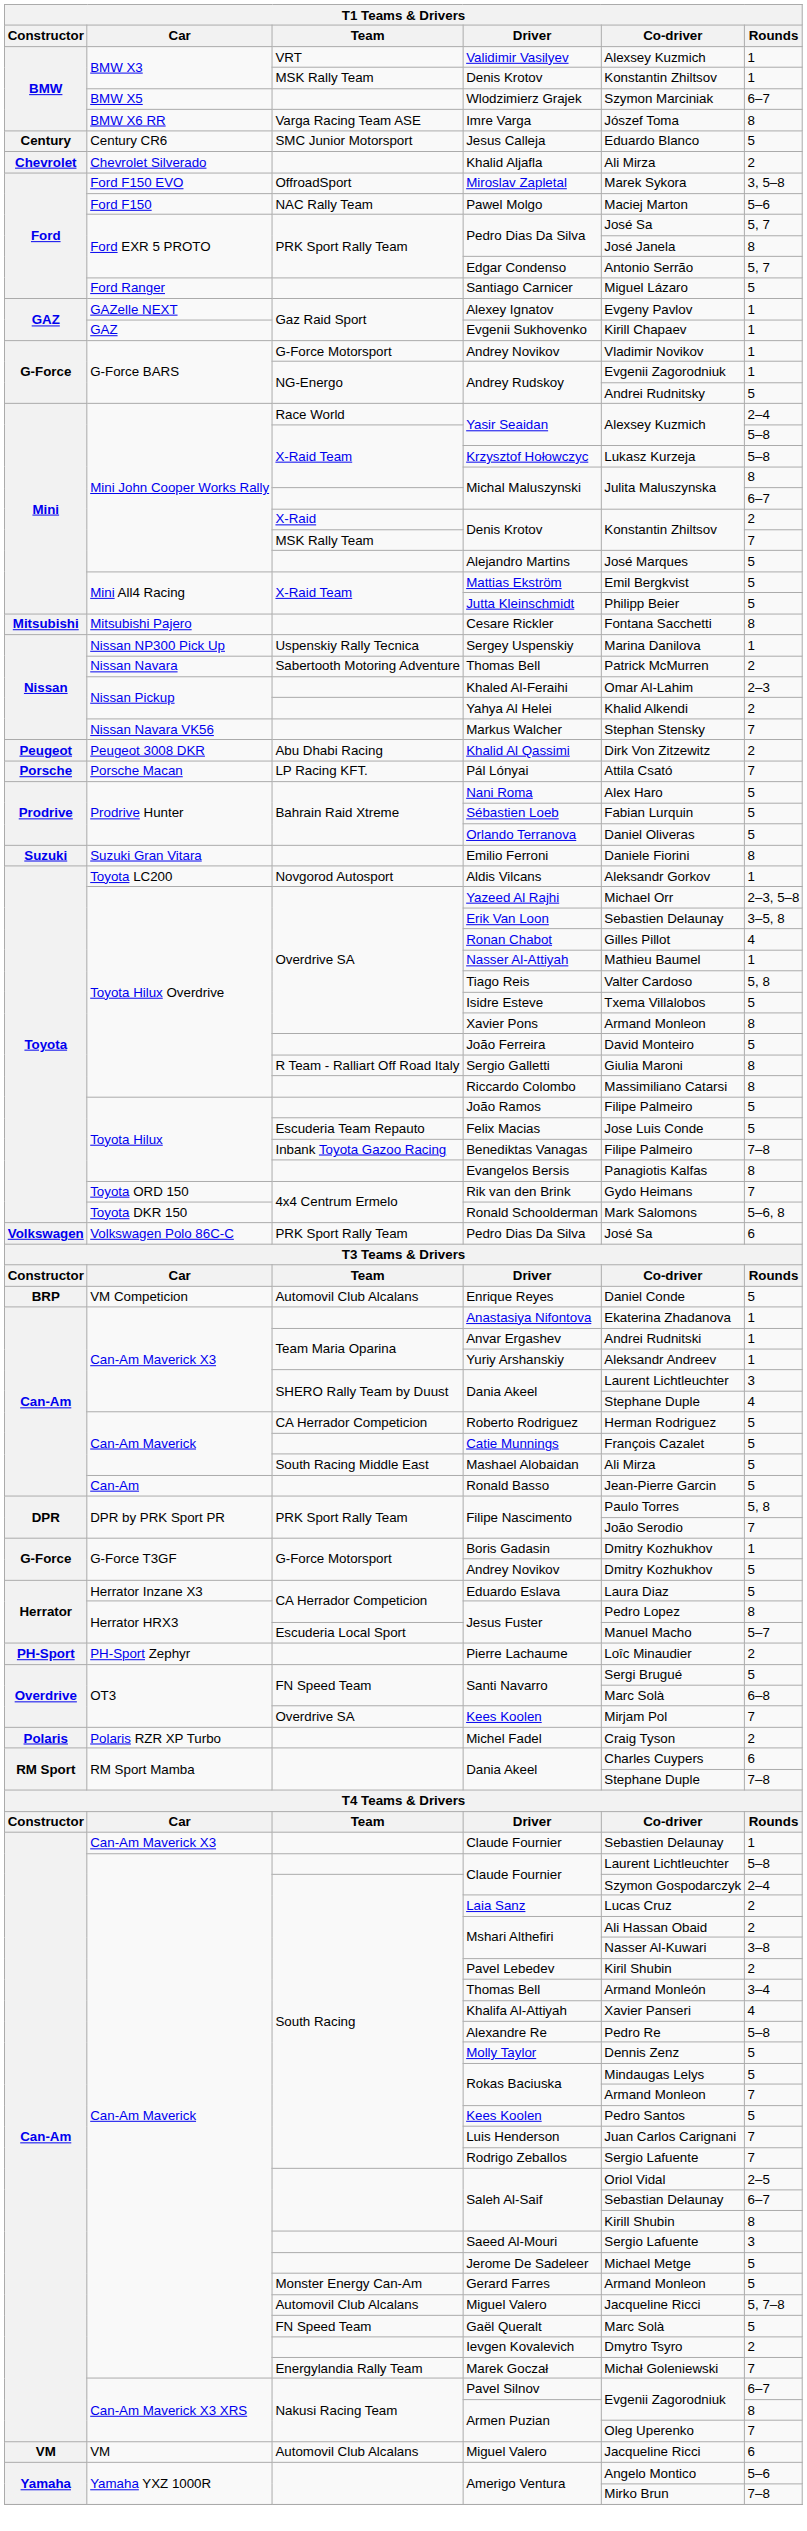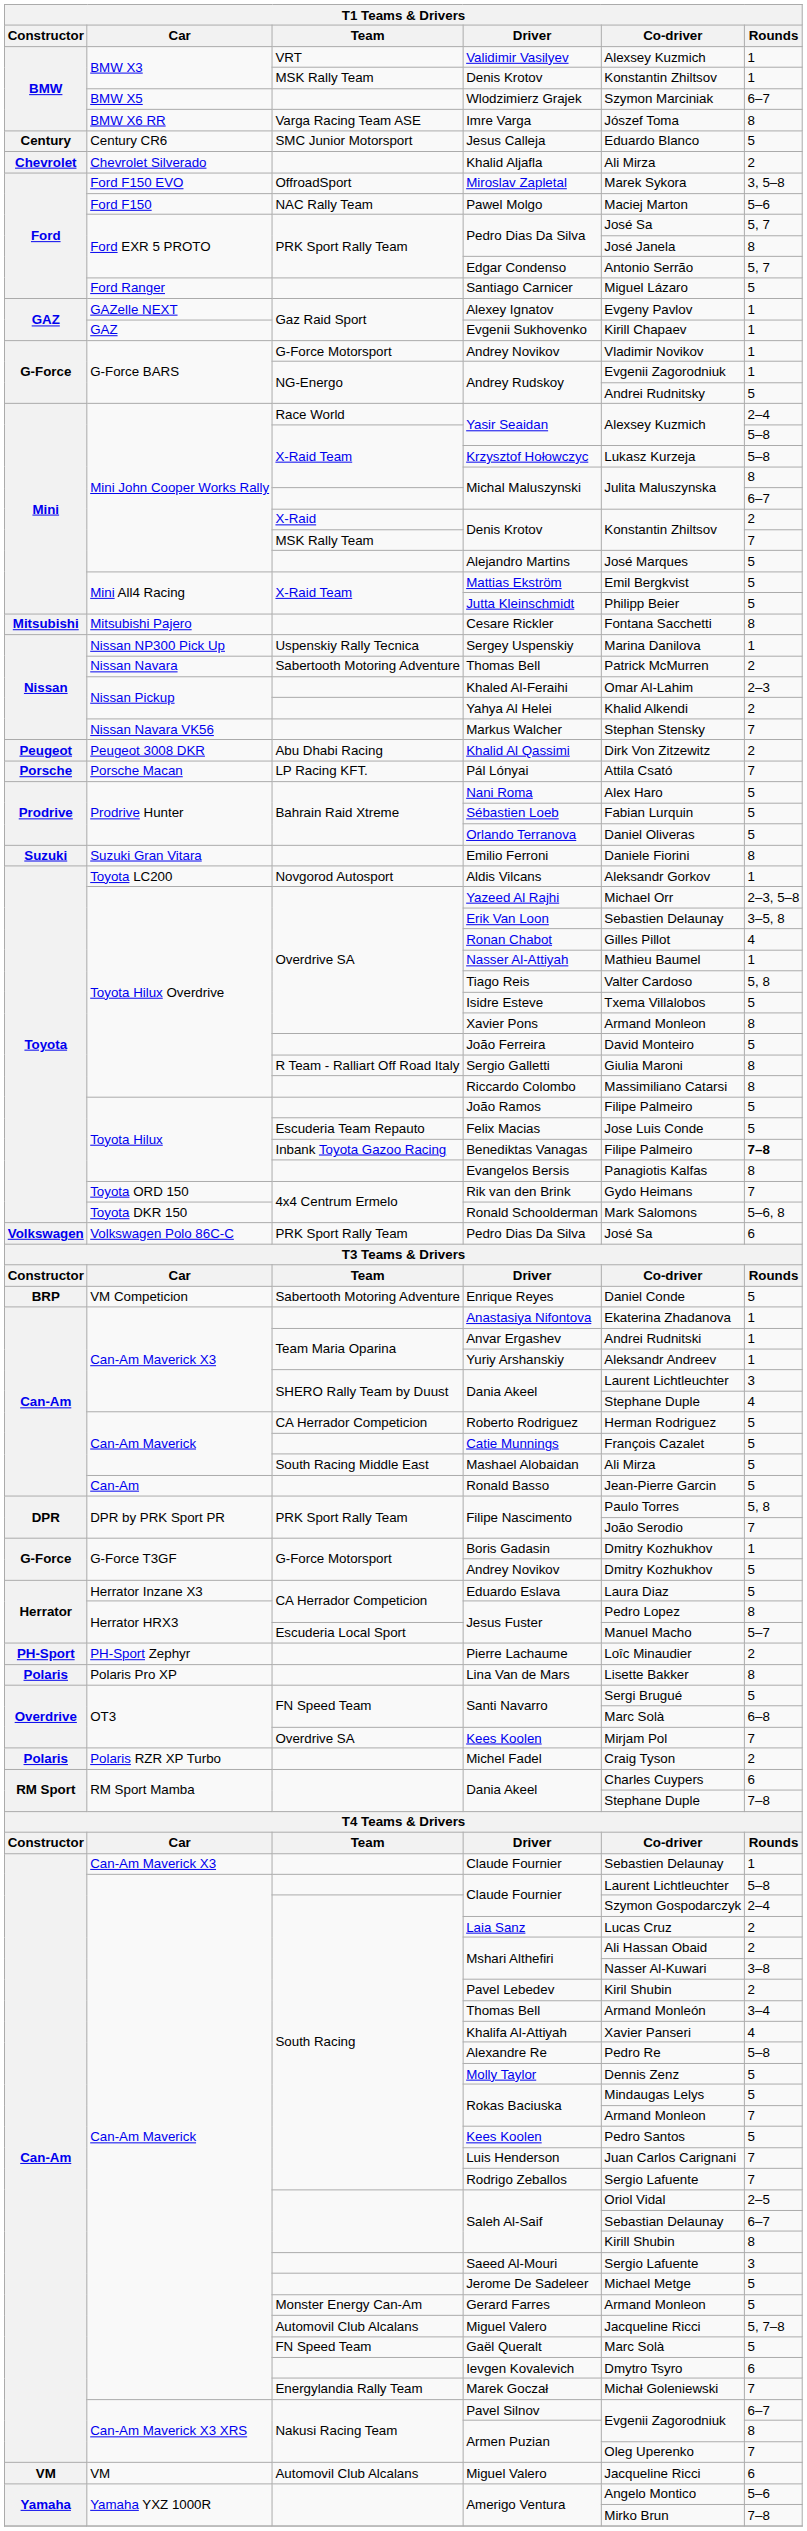(759, 1149) normal -> (759, 1149) bold
(347, 1296) Automovil Club Alcalans -> (368, 1296) Sabertooth Motoring Adventure
+ row: (134, 1674)
(751, 2347) 2 -> (751, 2368) 6
